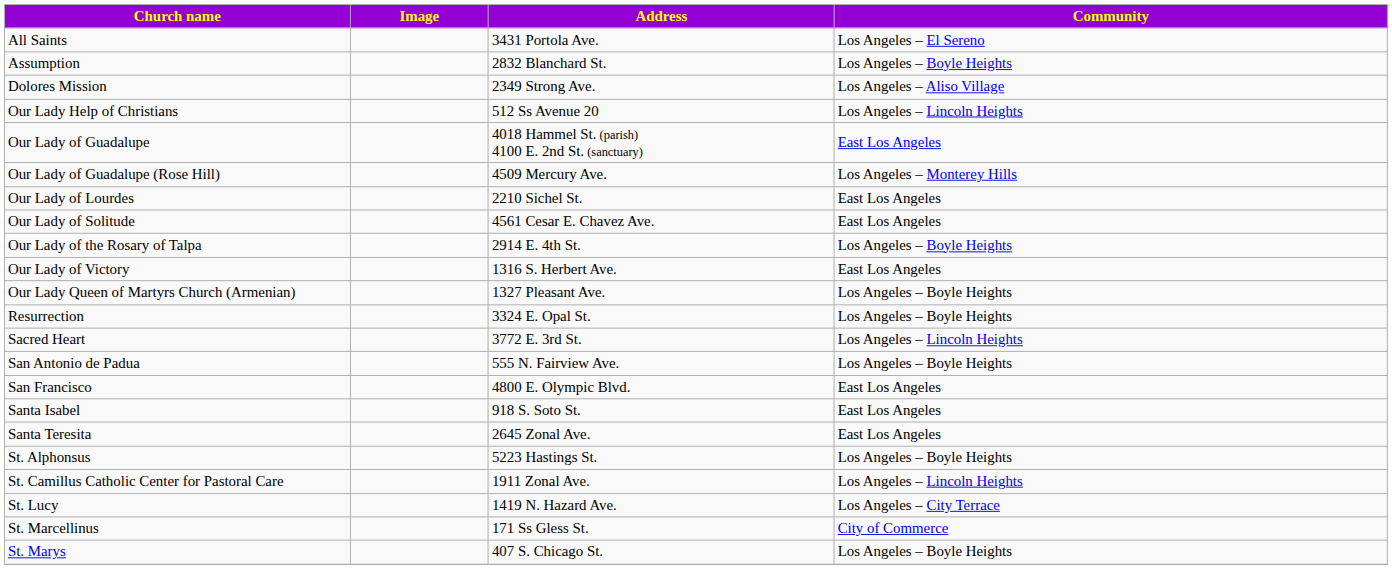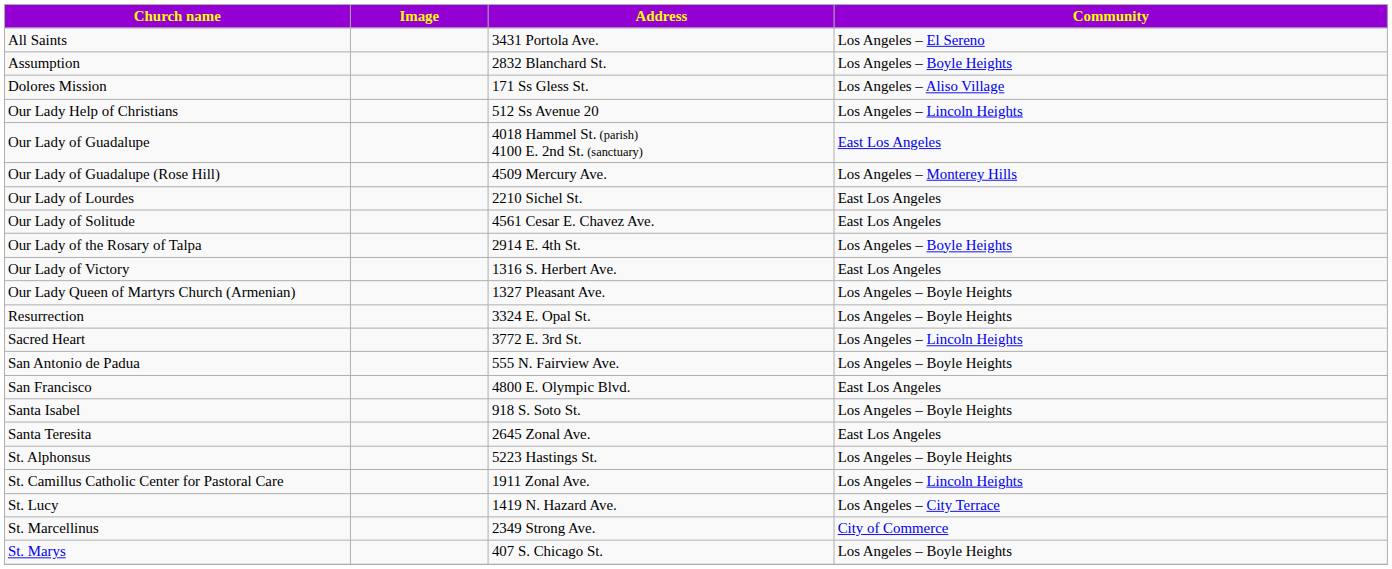(544, 87) 2349 Strong Ave. -> (540, 87) 171 Ss Gless St.
(889, 410) East Los Angeles -> (925, 410) Los Angeles – Boyle Heights
(540, 528) 171 Ss Gless St. -> (544, 528) 2349 Strong Ave.
